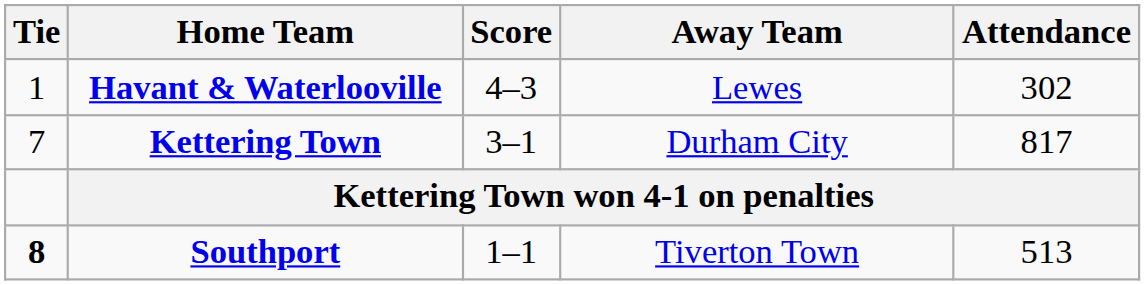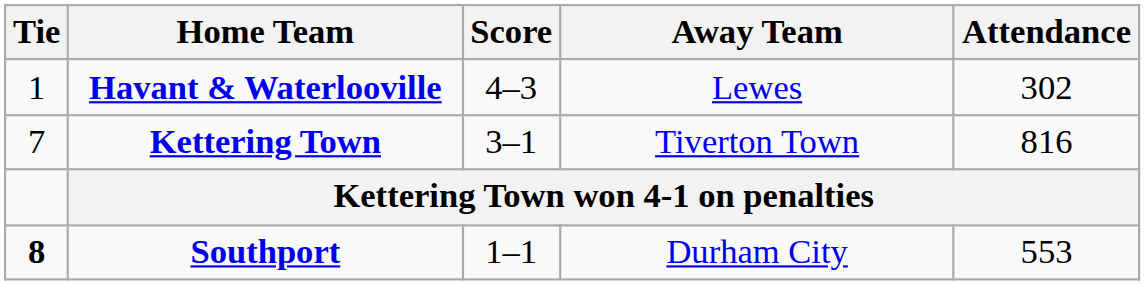(757, 141) Durham City -> (757, 141) Tiverton Town
(1047, 141) 817 -> (1047, 141) 816
(757, 251) Tiverton Town -> (757, 251) Durham City
(1047, 251) 513 -> (1047, 251) 553
